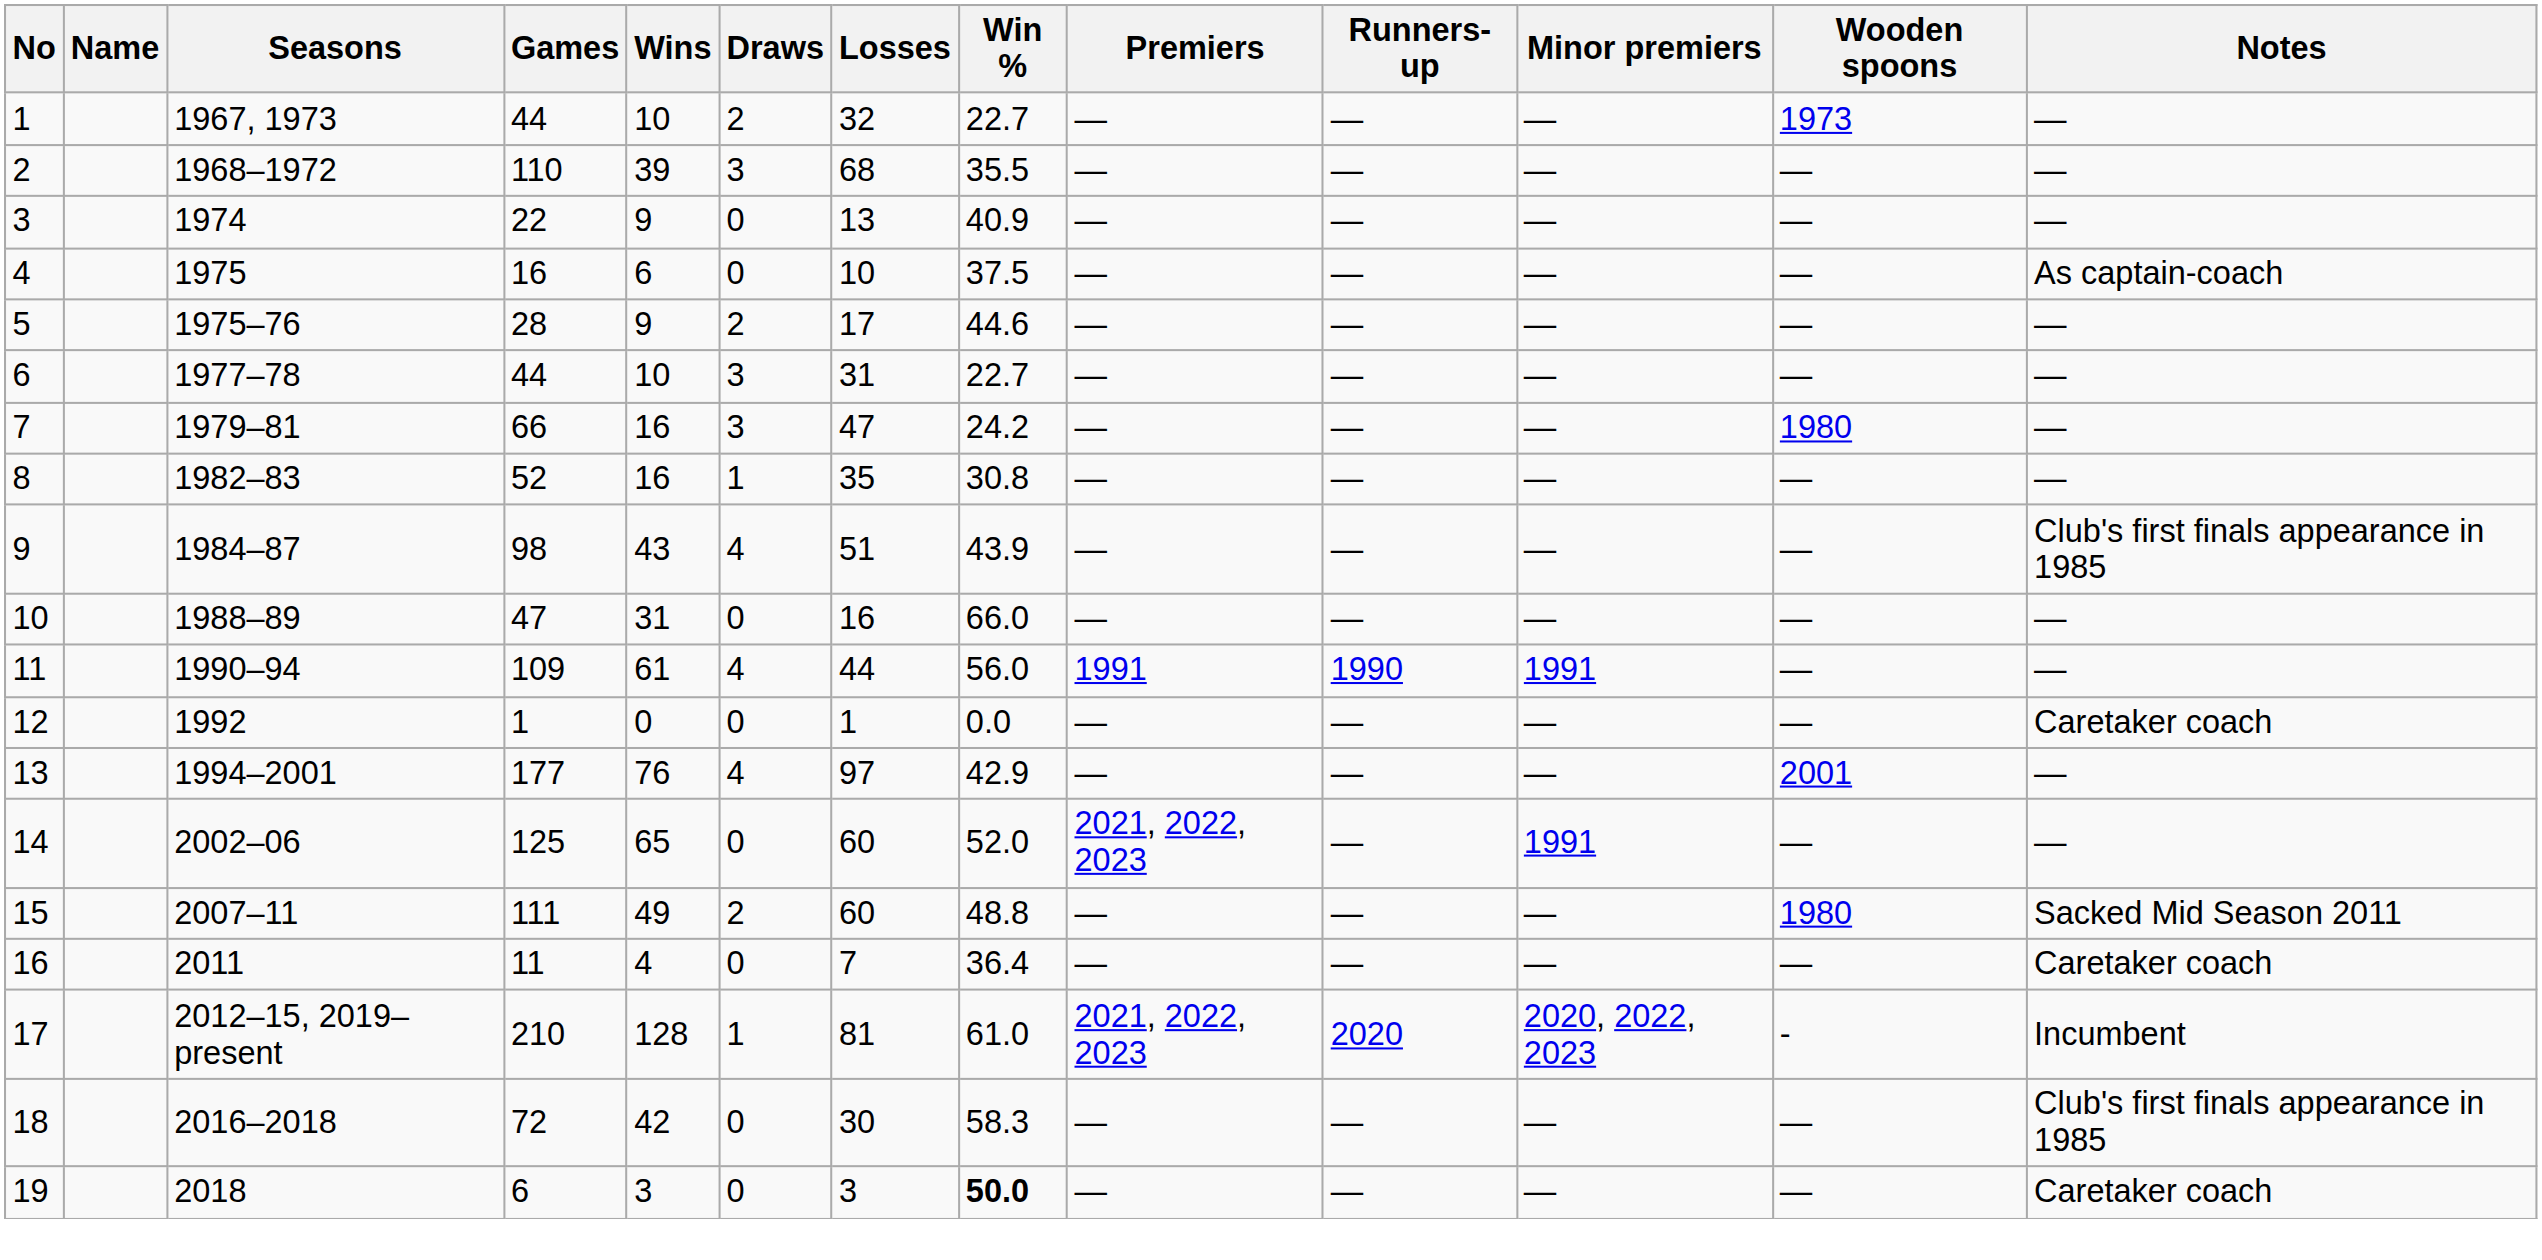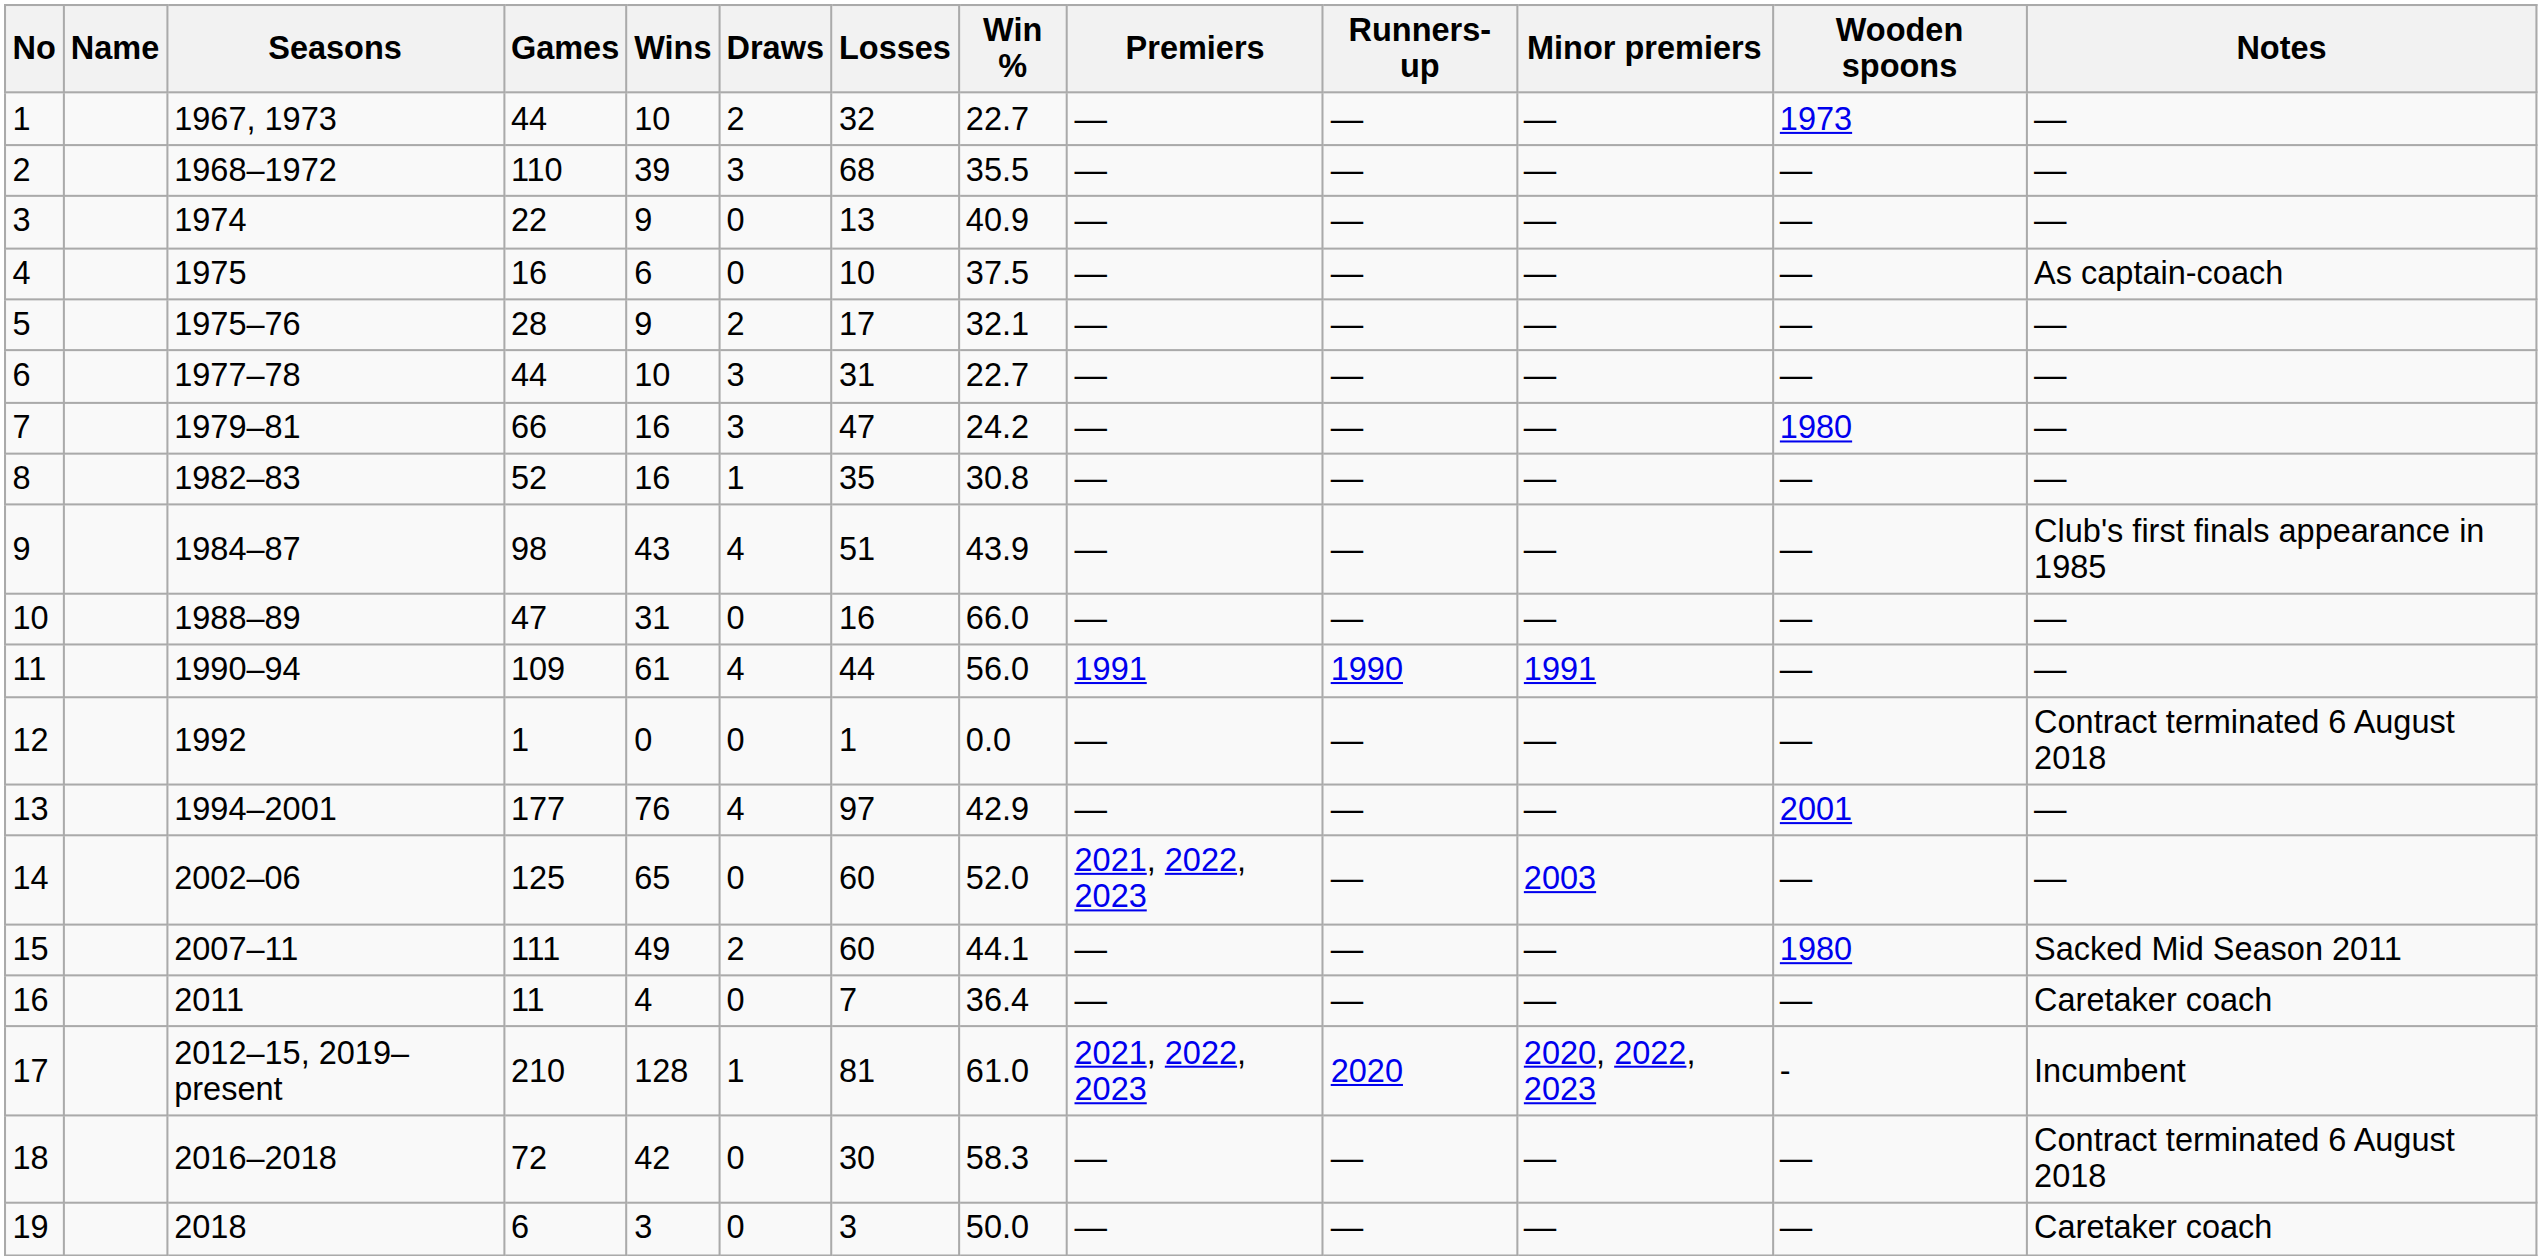(997, 324) 44.6 -> (997, 324) 32.1
(2153, 721) Caretaker coach -> (2244, 739) Contract terminated 6 August 2018
(1560, 842) 1991 -> (1560, 879) 2003
(997, 912) 48.8 -> (997, 949) 44.1
(2259, 1121) Club's first finals appearance in 1985 -> (2244, 1158) Contract terminated 6 August 2018
(997, 1191) bold -> (997, 1228) normal
